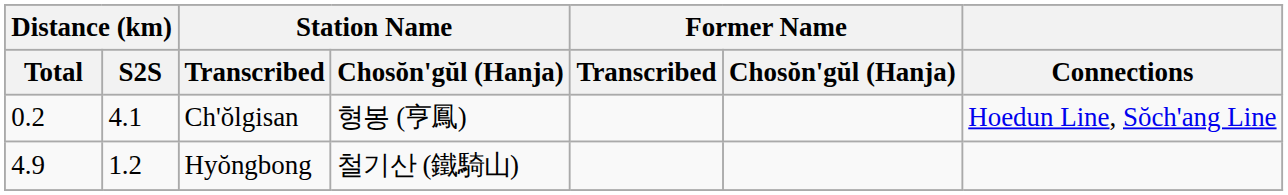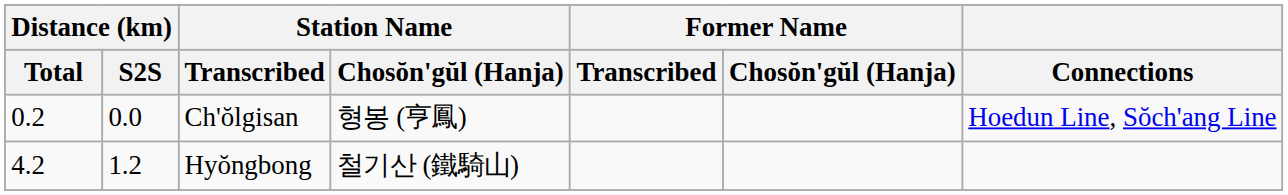(125, 117) 4.1 -> (125, 117) 0.0
(28, 165) 4.9 -> (28, 165) 4.2
